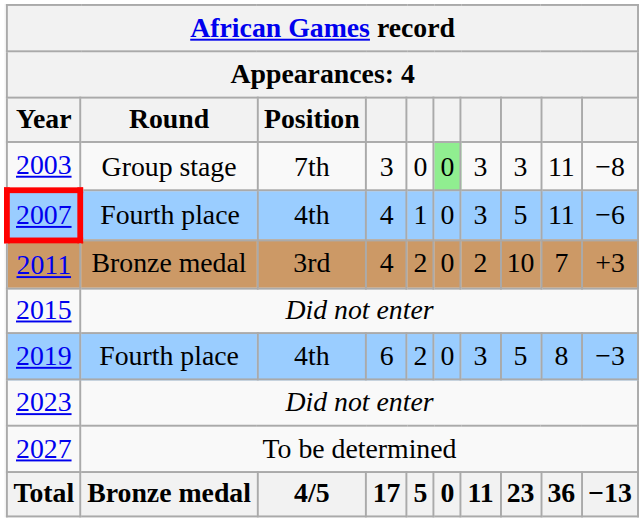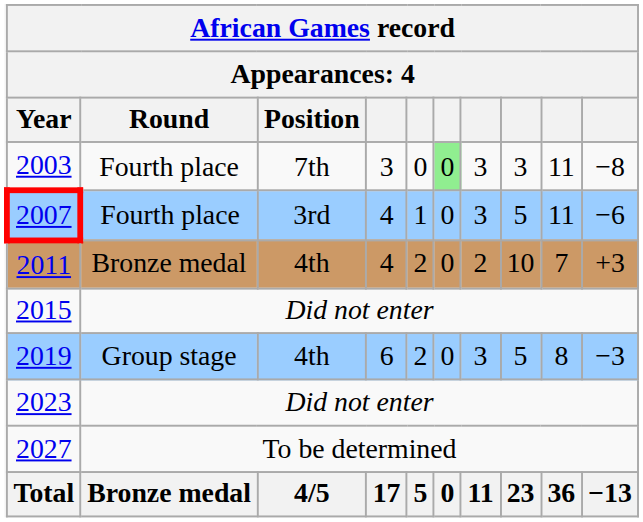(169, 166) Group stage -> (169, 166) Fourth place
(312, 215) 4th -> (312, 215) 3rd
(312, 263) 3rd -> (312, 263) 4th
(169, 356) Fourth place -> (169, 356) Group stage
